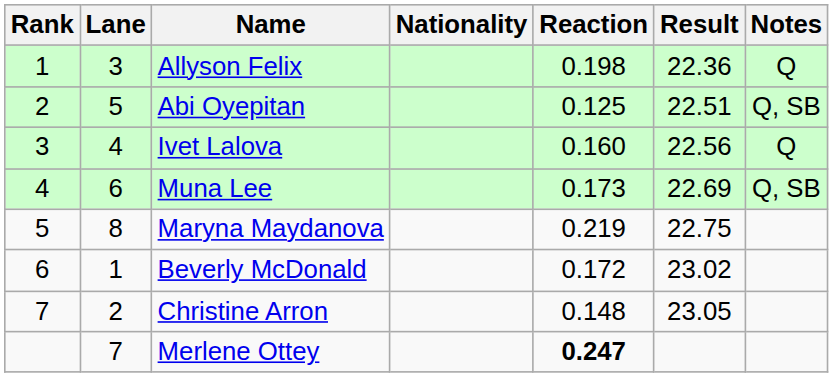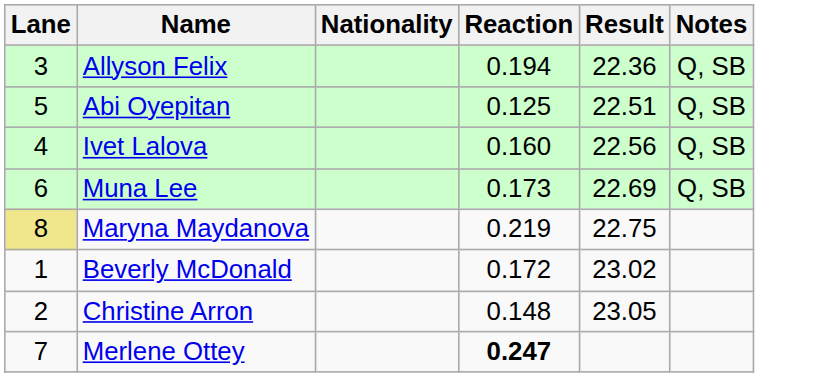- column: (42, 24)
(594, 65) 0.198 -> (519, 65) 0.194
(786, 65) Q -> (711, 65) Q, SB
(786, 147) Q -> (711, 147) Q, SB
(116, 229) no background -> (41, 229) khaki background
